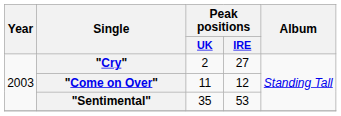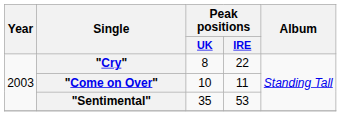(205, 63) 2 -> (205, 63) 8
(242, 63) 27 -> (242, 63) 22
(205, 82) 11 -> (205, 82) 10
(242, 82) 12 -> (242, 82) 11
